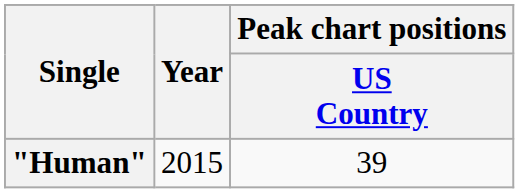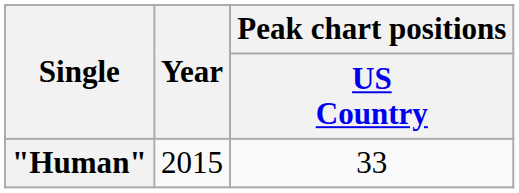(372, 162) 39 -> (372, 162) 33
